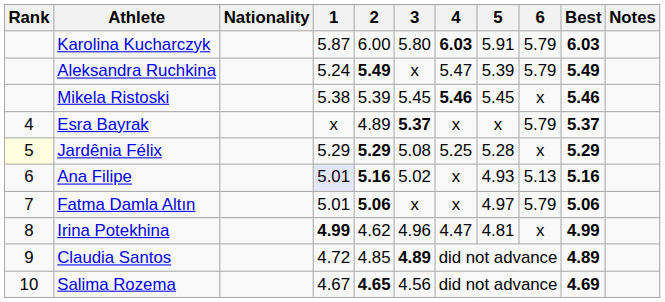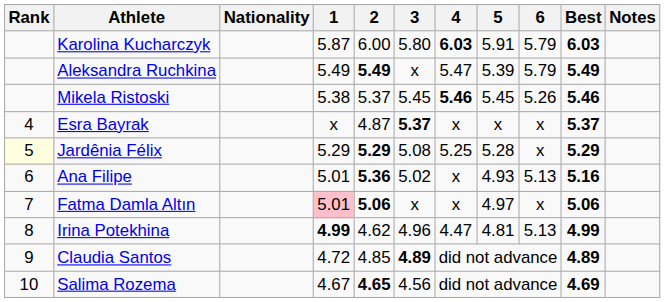(334, 71) 5.24 -> (334, 71) 5.49
(374, 97) 5.39 -> (374, 97) 5.37
(540, 97) x -> (540, 97) 5.26
(374, 124) 4.89 -> (374, 124) 4.87
(540, 124) 5.79 -> (540, 124) x
(334, 177) lavender background -> (334, 177) no background
(374, 177) 5.16 -> (374, 177) 5.36
(334, 204) no background -> (334, 204) pink background
(540, 204) 5.79 -> (540, 204) x
(540, 230) x -> (540, 230) 5.13
